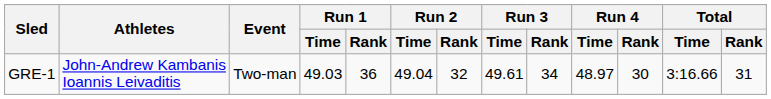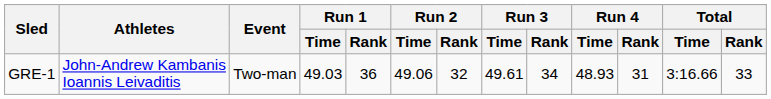(414, 74) 49.04 -> (414, 74) 49.06
(595, 74) 48.97 -> (595, 74) 48.93
(640, 74) 30 -> (640, 74) 31
(744, 74) 31 -> (744, 74) 33
